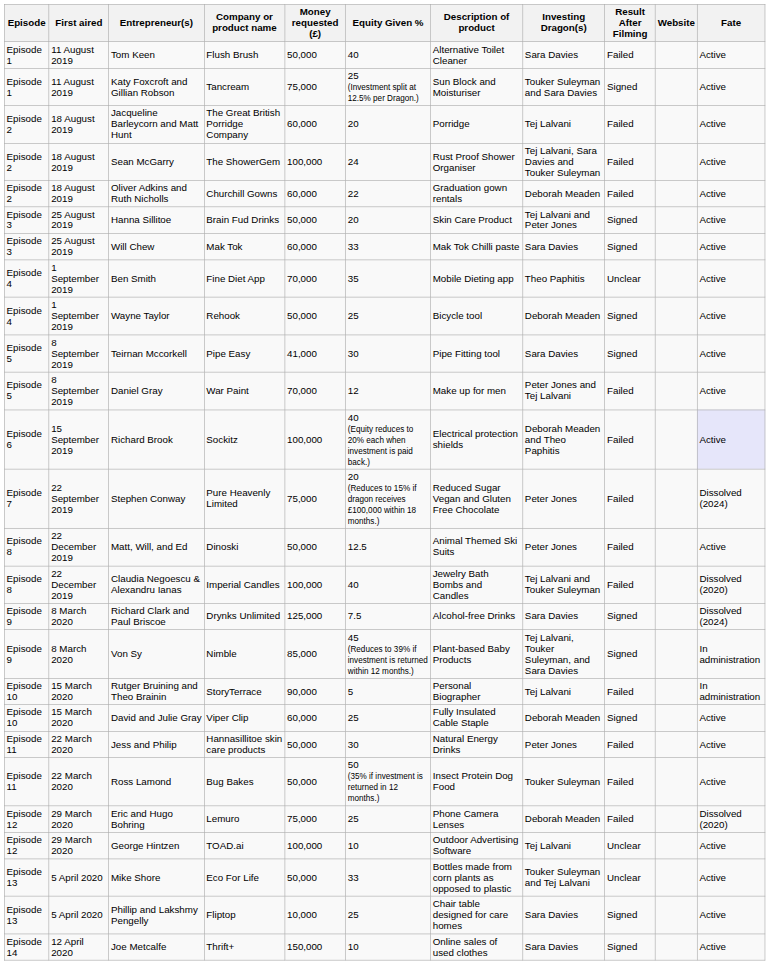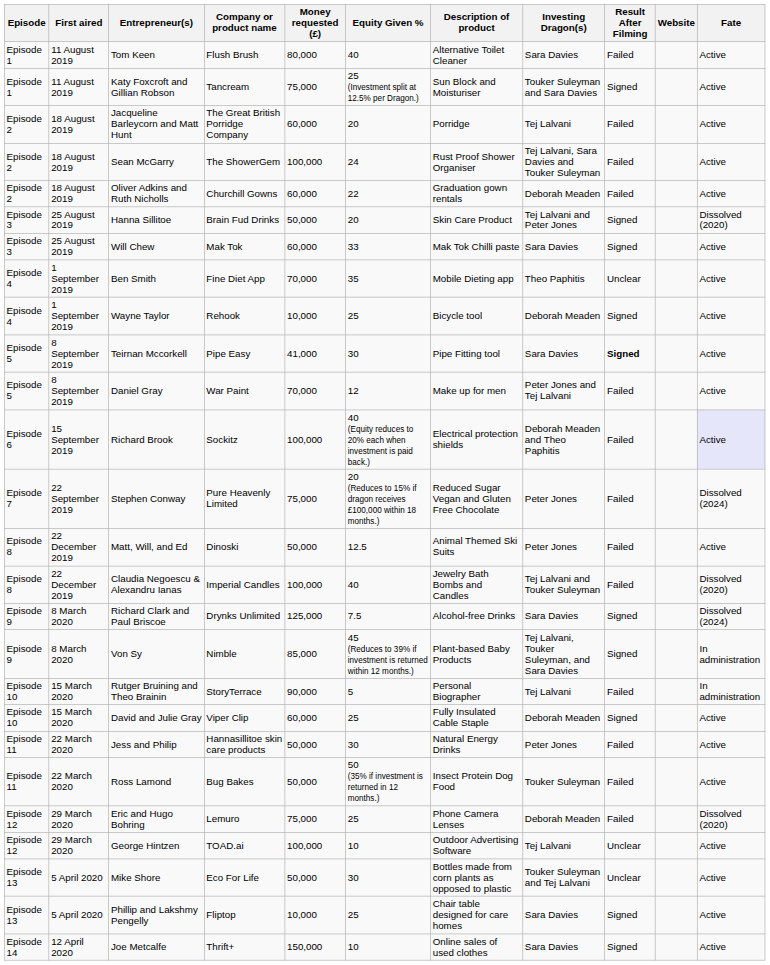(302, 55) 50,000 -> (302, 55) 80,000
(713, 220) Active -> (721, 220) Dissolved (2020)
(302, 316) 50,000 -> (302, 316) 10,000
(622, 353) normal -> (623, 353) bold
(353, 877) 33 -> (353, 877) 30
